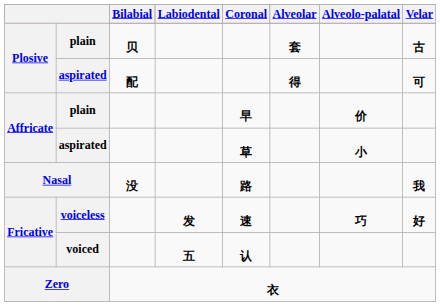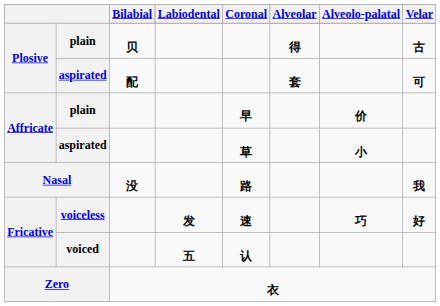(295, 47) 套 -> (295, 47) 得
(295, 82) 得 -> (295, 82) 套
